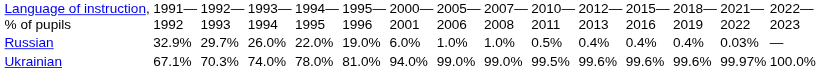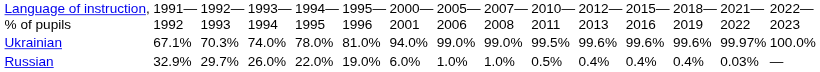rows swapped: (33, 61) <-> (29, 43)
